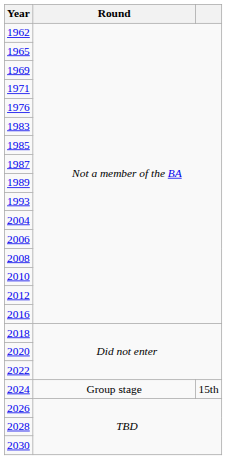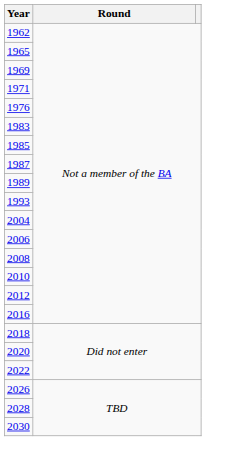- row: (18, 389)
